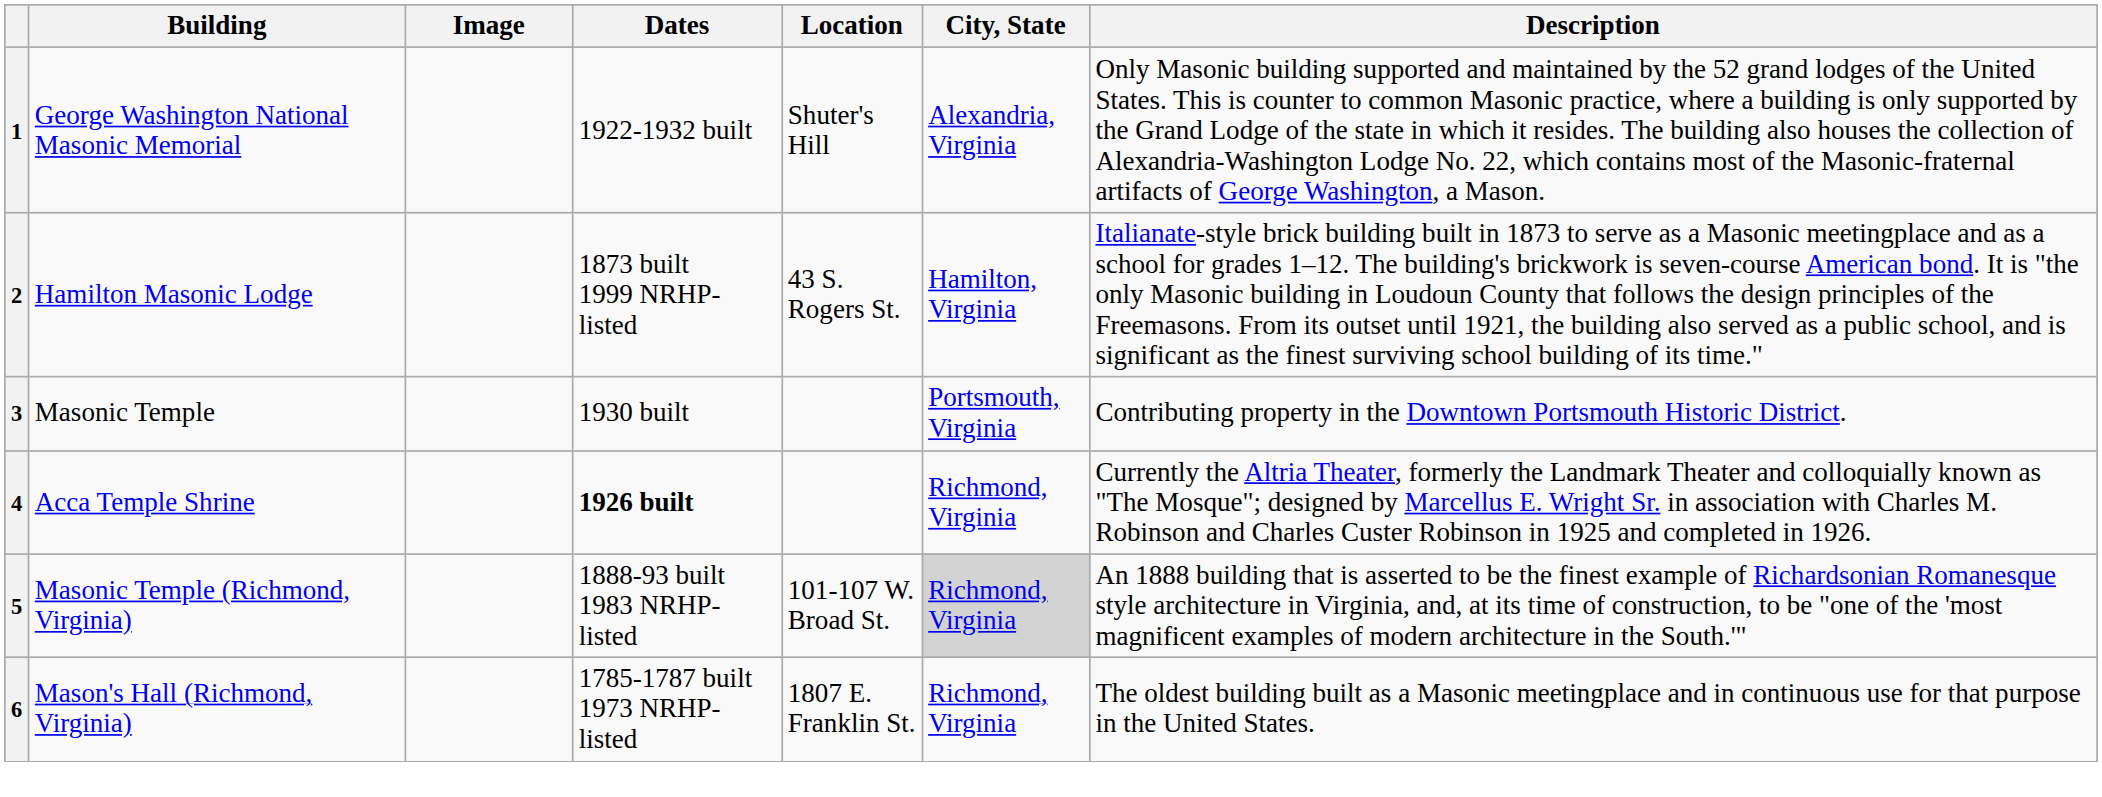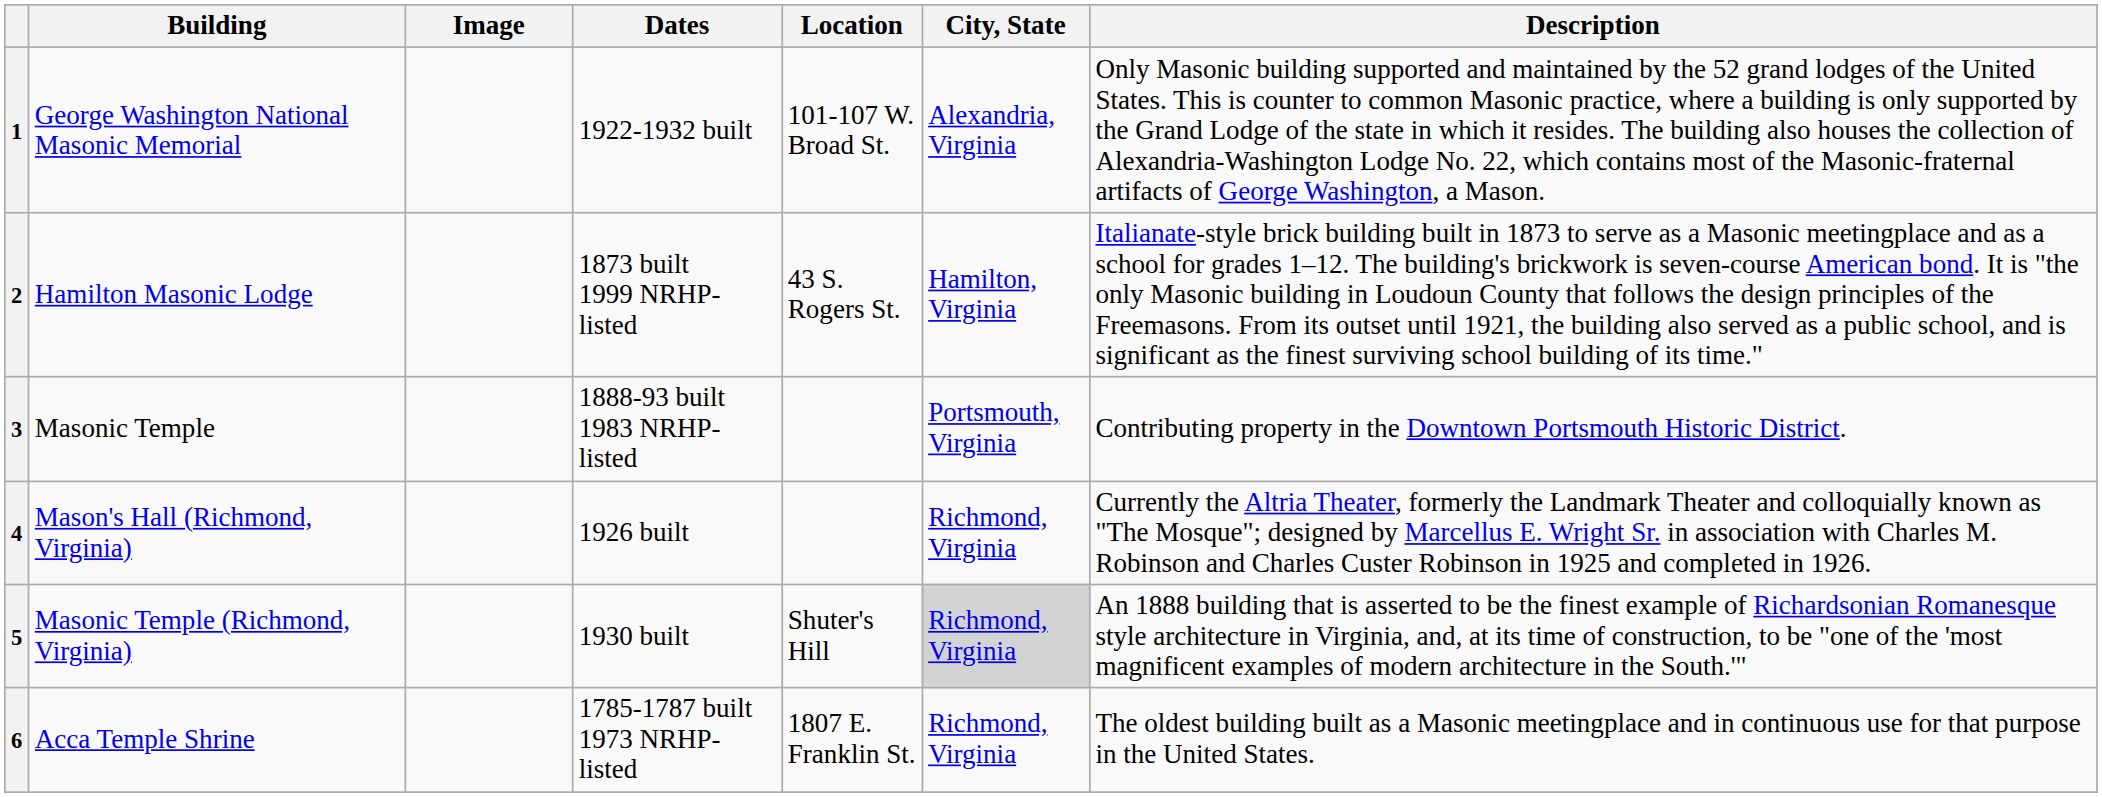(831, 129) Shuter's Hill -> (851, 129) 101-107 W. Broad St.
(634, 413) 1930 built -> (652, 428) 1888-93 built 1983 NRHP-listed
(145, 501) Acca Temple Shrine -> (174, 532) Mason's Hall (Richmond, Virginia)
(636, 501) bold -> (634, 532) normal
(652, 605) 1888-93 built 1983 NRHP-listed -> (634, 635) 1930 built
(851, 605) 101-107 W. Broad St. -> (831, 635) Shuter's Hill
(174, 709) Mason's Hall (Richmond, Virginia) -> (145, 739) Acca Temple Shrine
